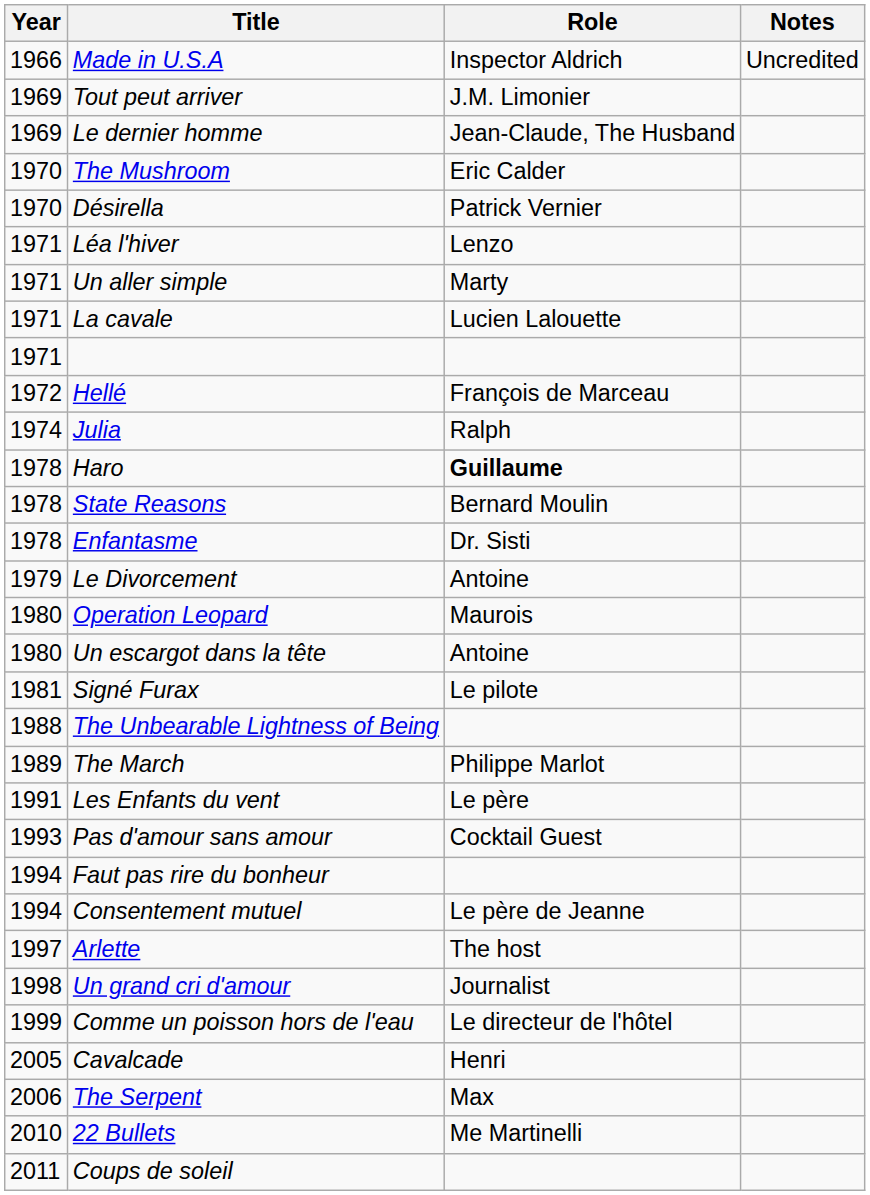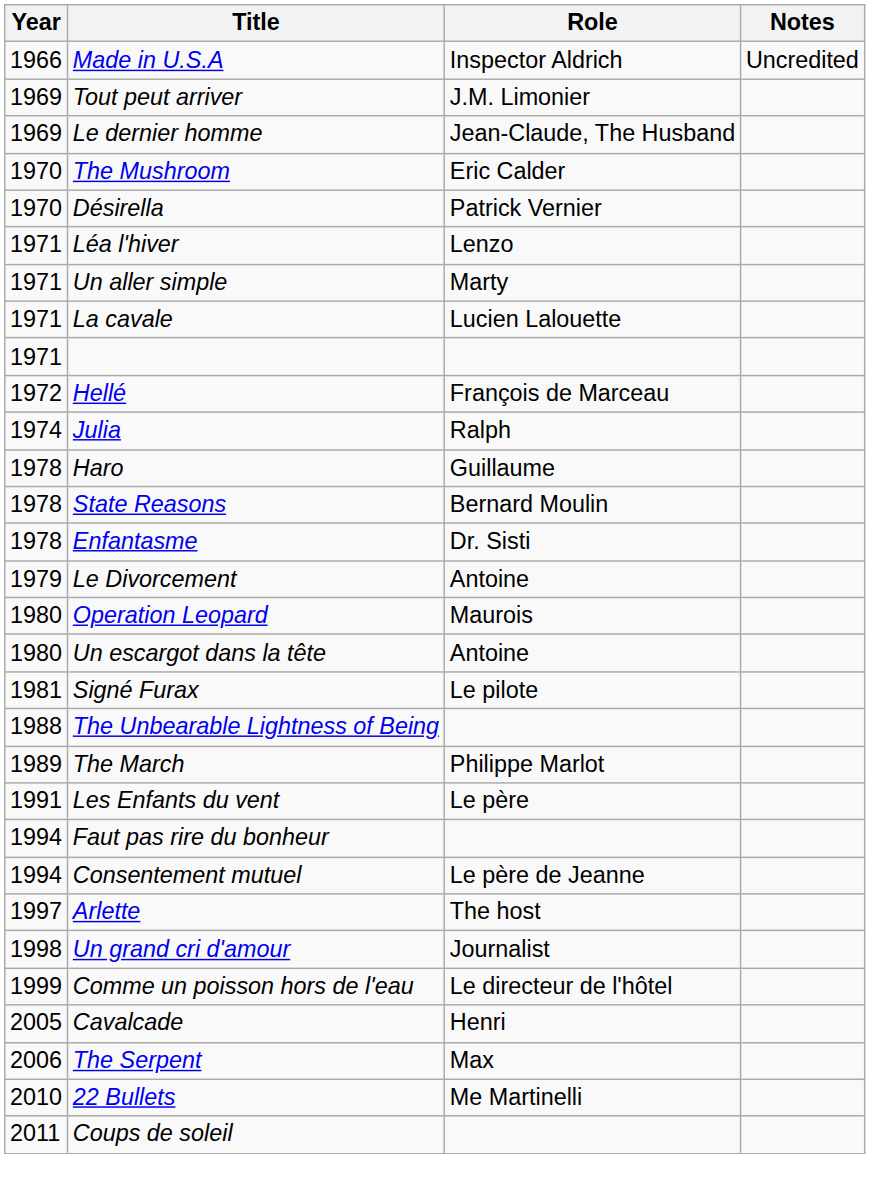(506, 467) bold -> (502, 467) normal
- row: (202, 838)
